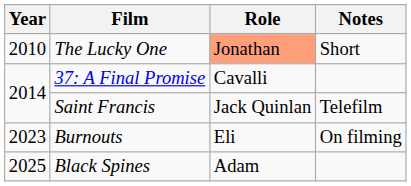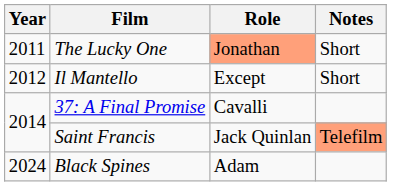(27, 48) 2010 -> (27, 48) 2011
+ row: (96, 78)
(351, 107) no background -> (351, 136) lightsalmon background
- row: (89, 136)
(27, 166) 2025 -> (27, 166) 2024
